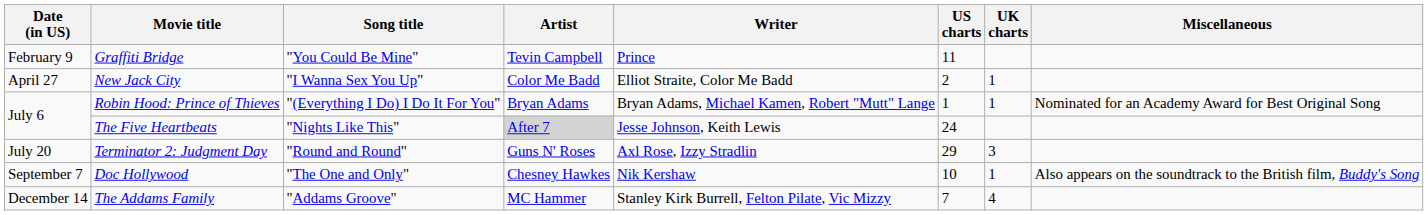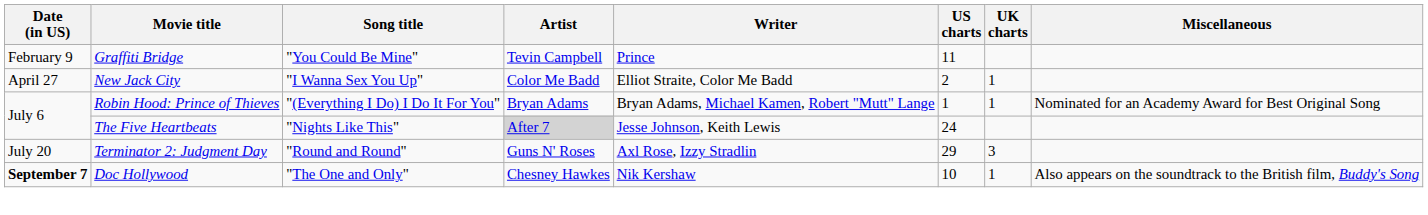(45, 174) normal -> (48, 174) bold
- row: (154, 198)
